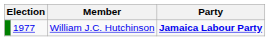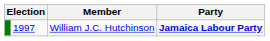(24, 28) 1977 -> (24, 28) 1997
